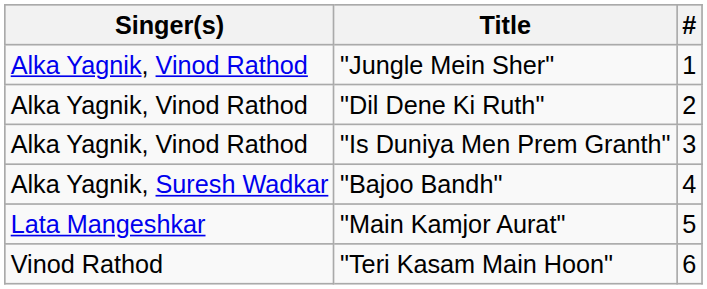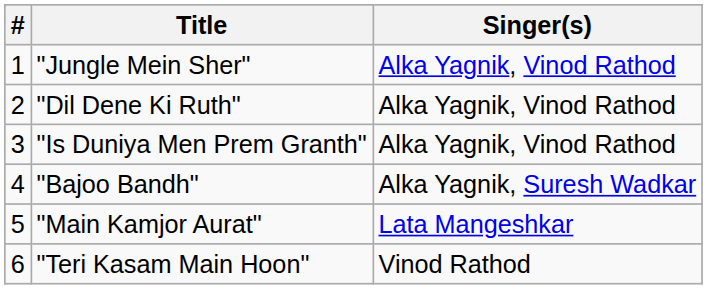columns swapped: (689, 25) <-> (170, 25)
